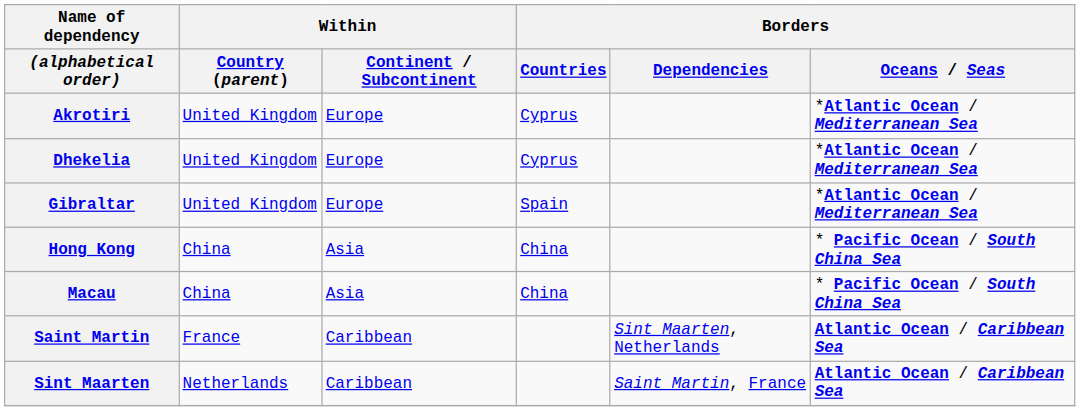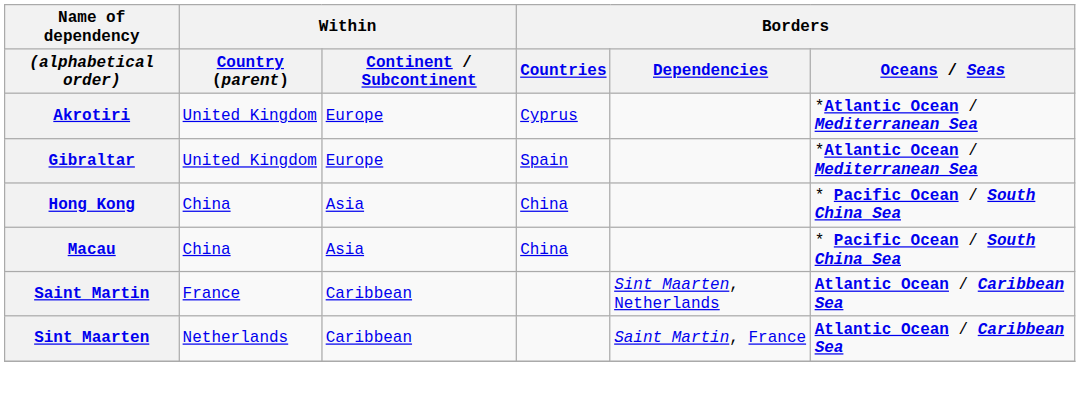- row: (92, 160)
